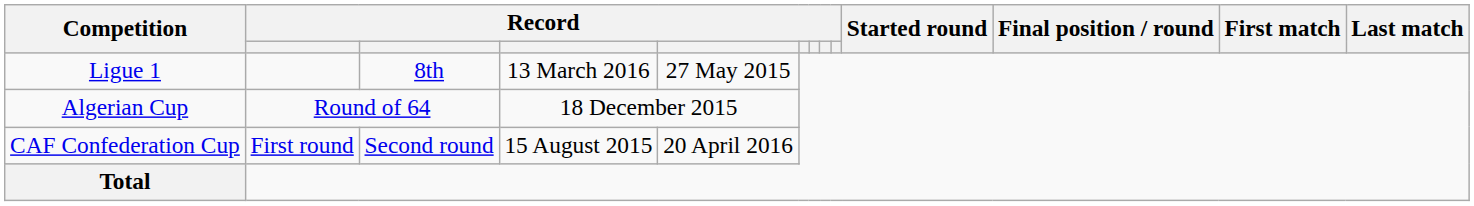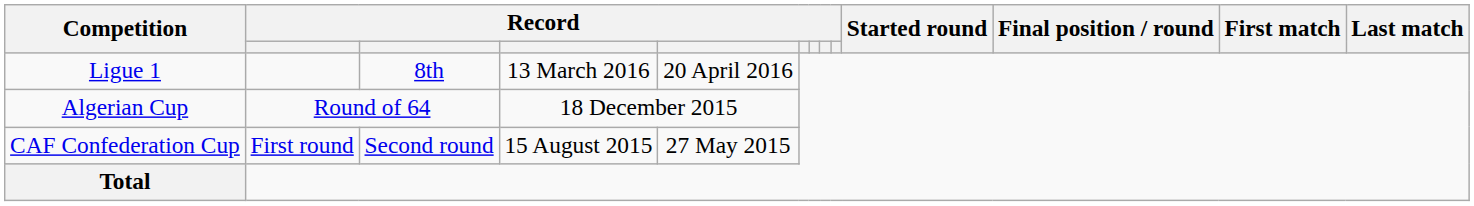(728, 70) 27 May 2015 -> (728, 70) 20 April 2016
(728, 144) 20 April 2016 -> (728, 144) 27 May 2015
